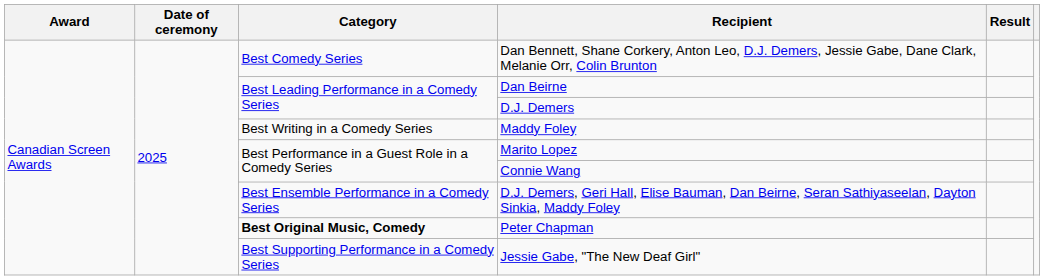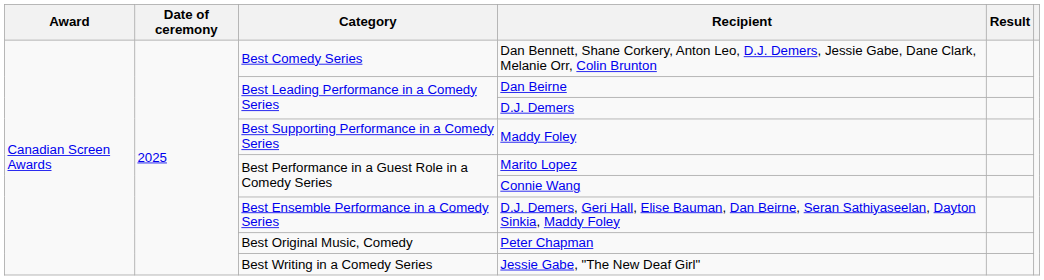(337, 129) Best Writing in a Comedy Series -> (368, 136) Best Supporting Performance in a Comedy Series
(333, 228) bold -> (327, 243) normal
(368, 256) Best Supporting Performance in a Comedy Series -> (337, 264) Best Writing in a Comedy Series
